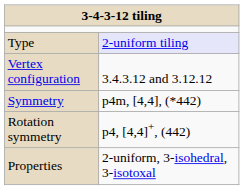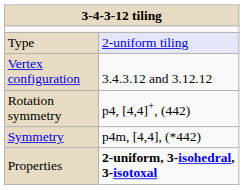rows swapped: (36, 100) <-> (35, 129)
(165, 166) normal -> (168, 166) bold
